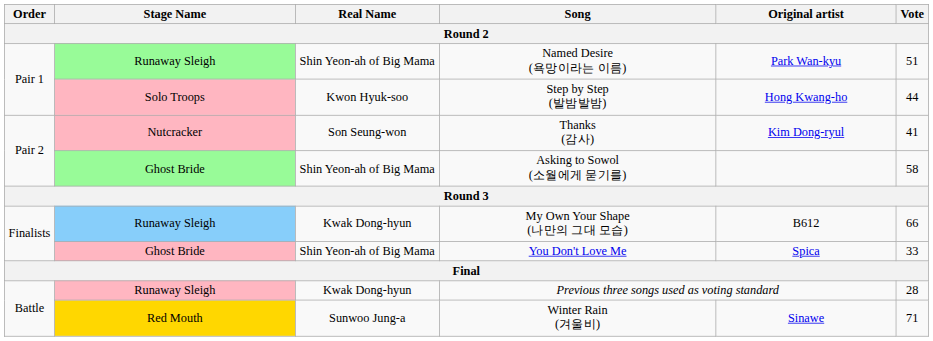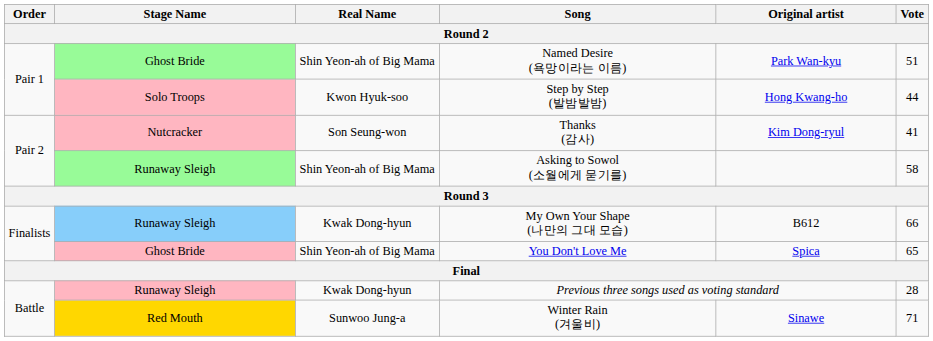(175, 61) Runaway Sleigh -> (175, 61) Ghost Bride
(175, 168) Ghost Bride -> (175, 168) Runaway Sleigh
(912, 251) 33 -> (912, 251) 65
